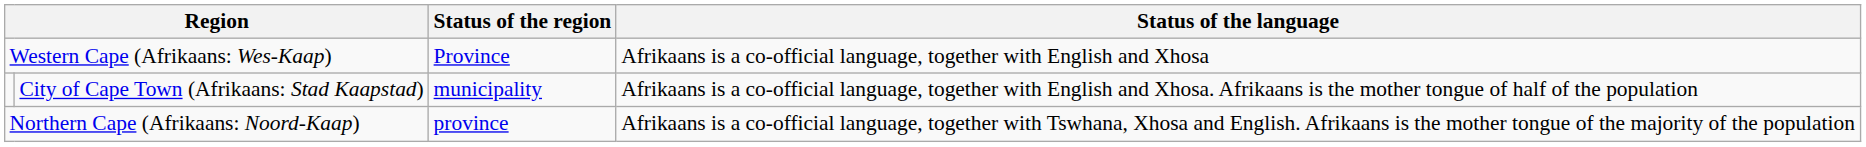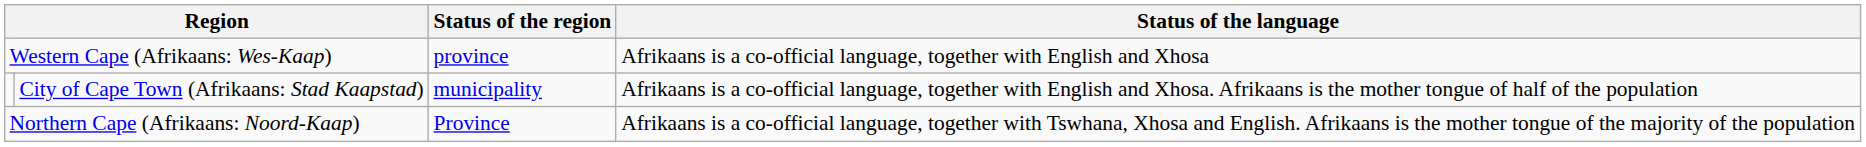(472, 55) Province -> (471, 55) province
(471, 123) province -> (472, 123) Province
